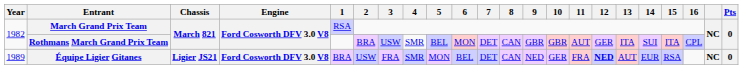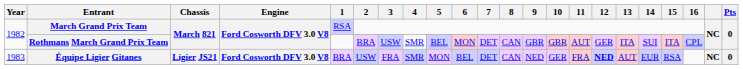(16, 56) 1989 -> (16, 56) 1983
